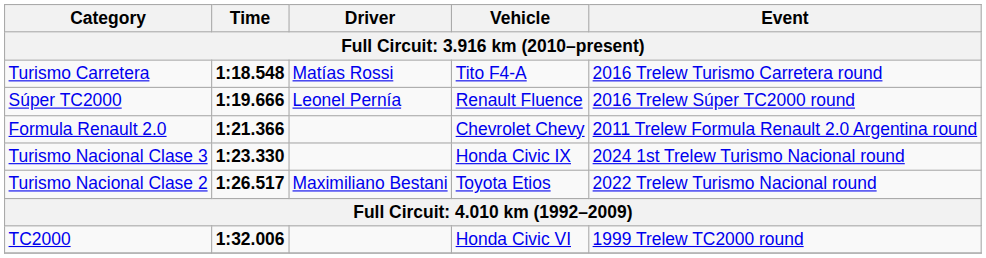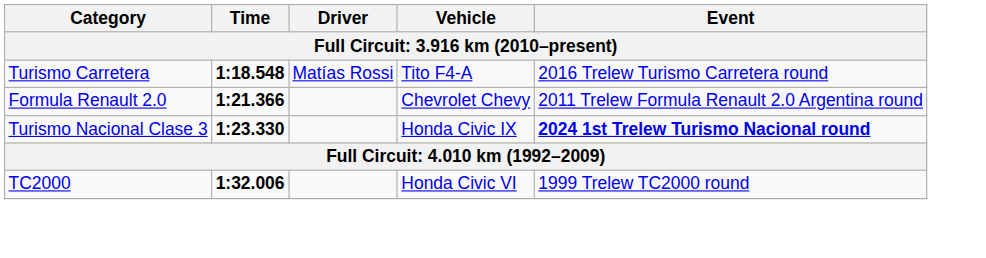- row: (65, 101)
(749, 156) normal -> (704, 128) bold
- row: (108, 184)
